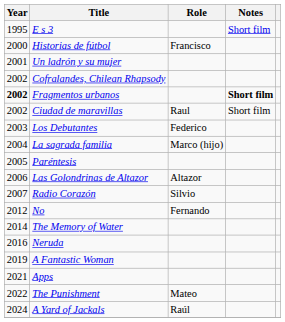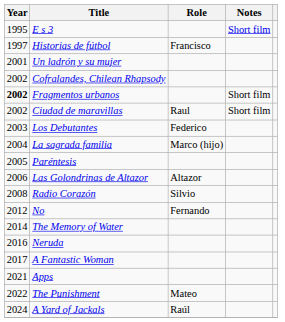(17, 45) 2000 -> (17, 45) 1997
(251, 95) bold -> (249, 95) normal
(17, 194) 2007 -> (17, 194) 2008
(17, 260) 2019 -> (17, 260) 2017
